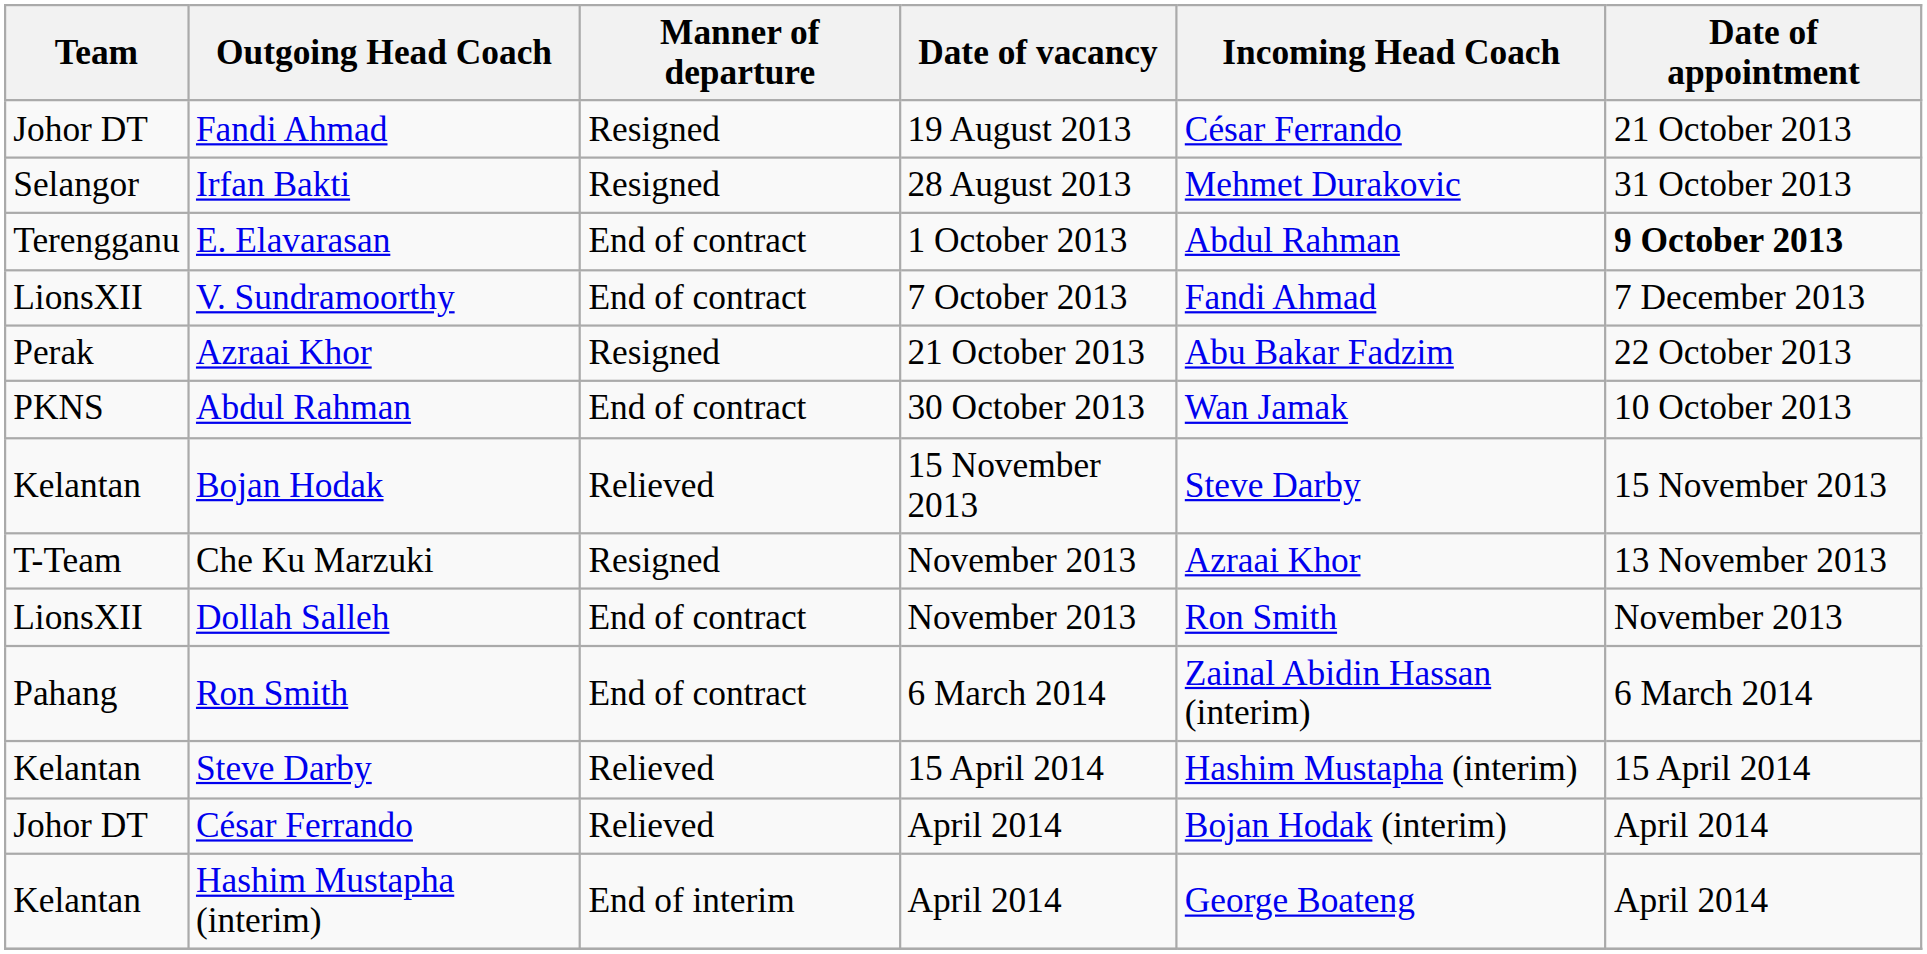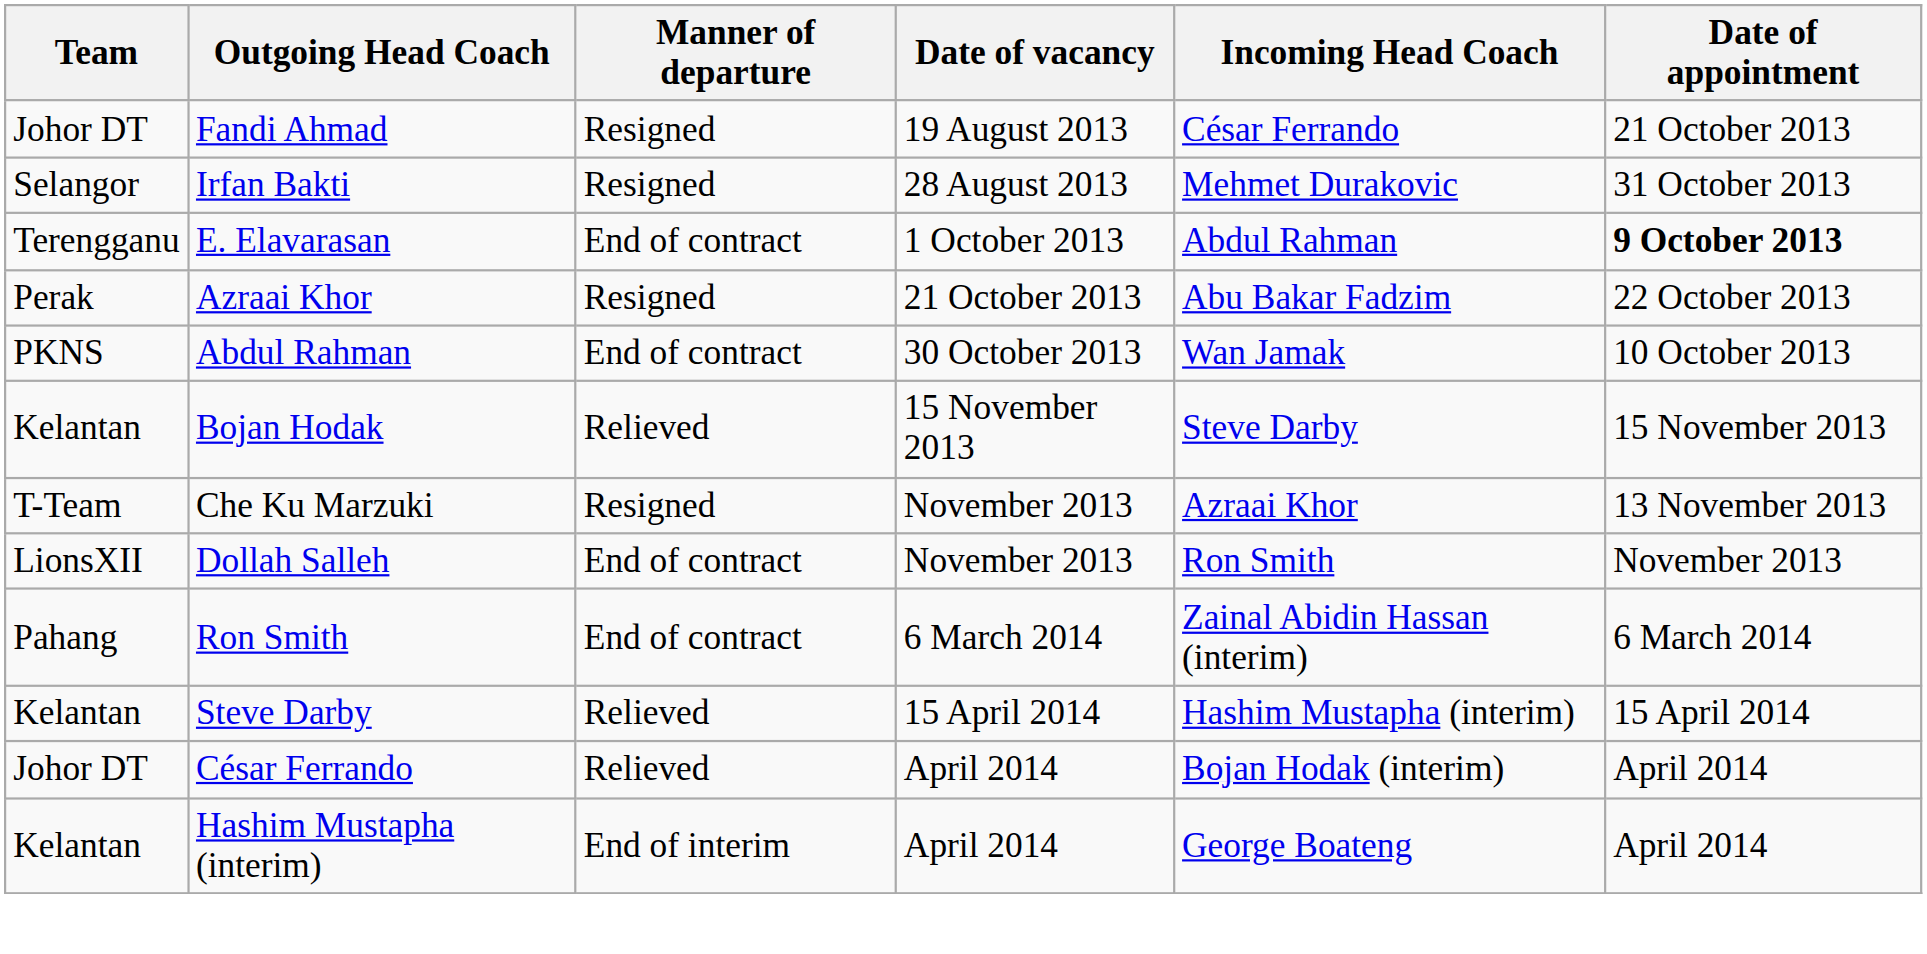- row: (325, 296)
